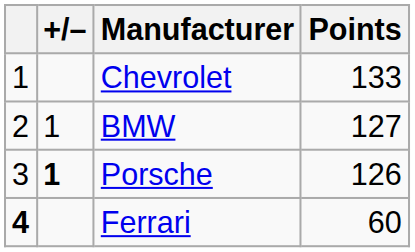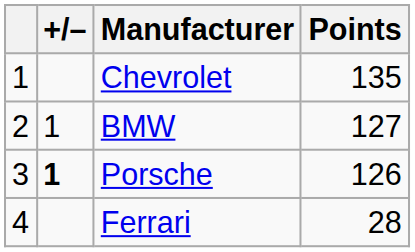(376, 78) 133 -> (376, 78) 135
(21, 223) bold -> (21, 223) normal
(385, 223) 60 -> (385, 223) 28
